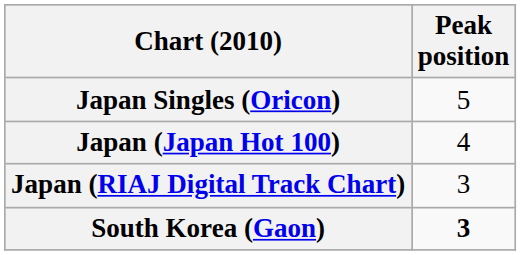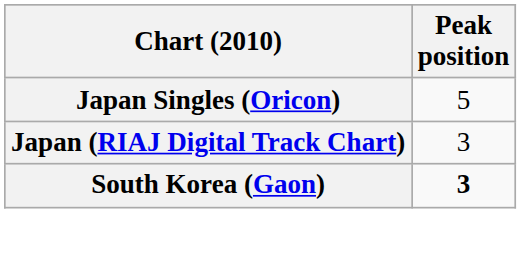- row: (208, 142)
